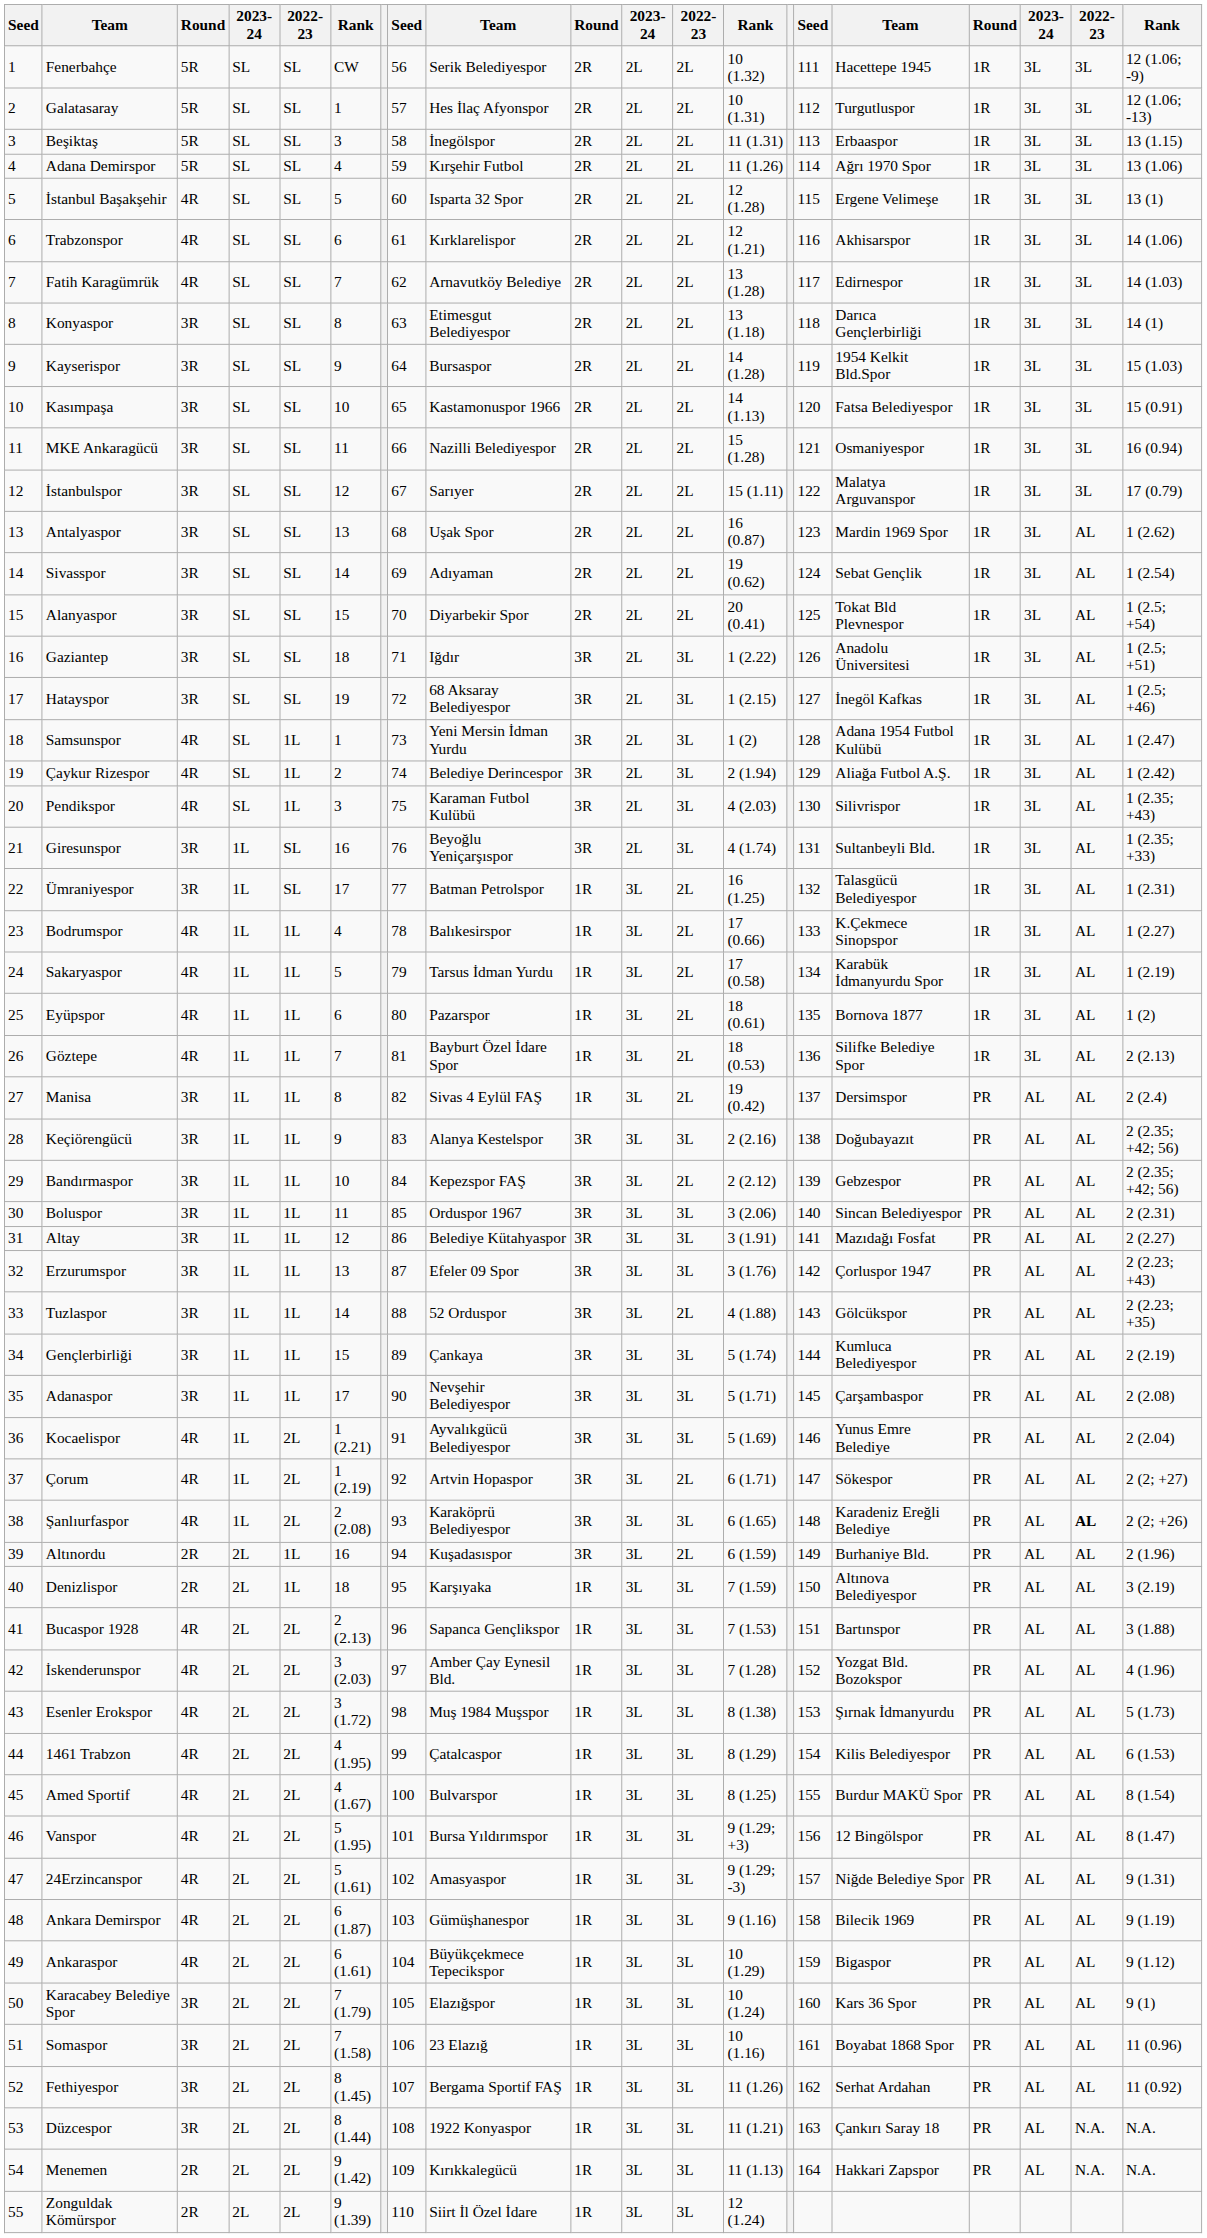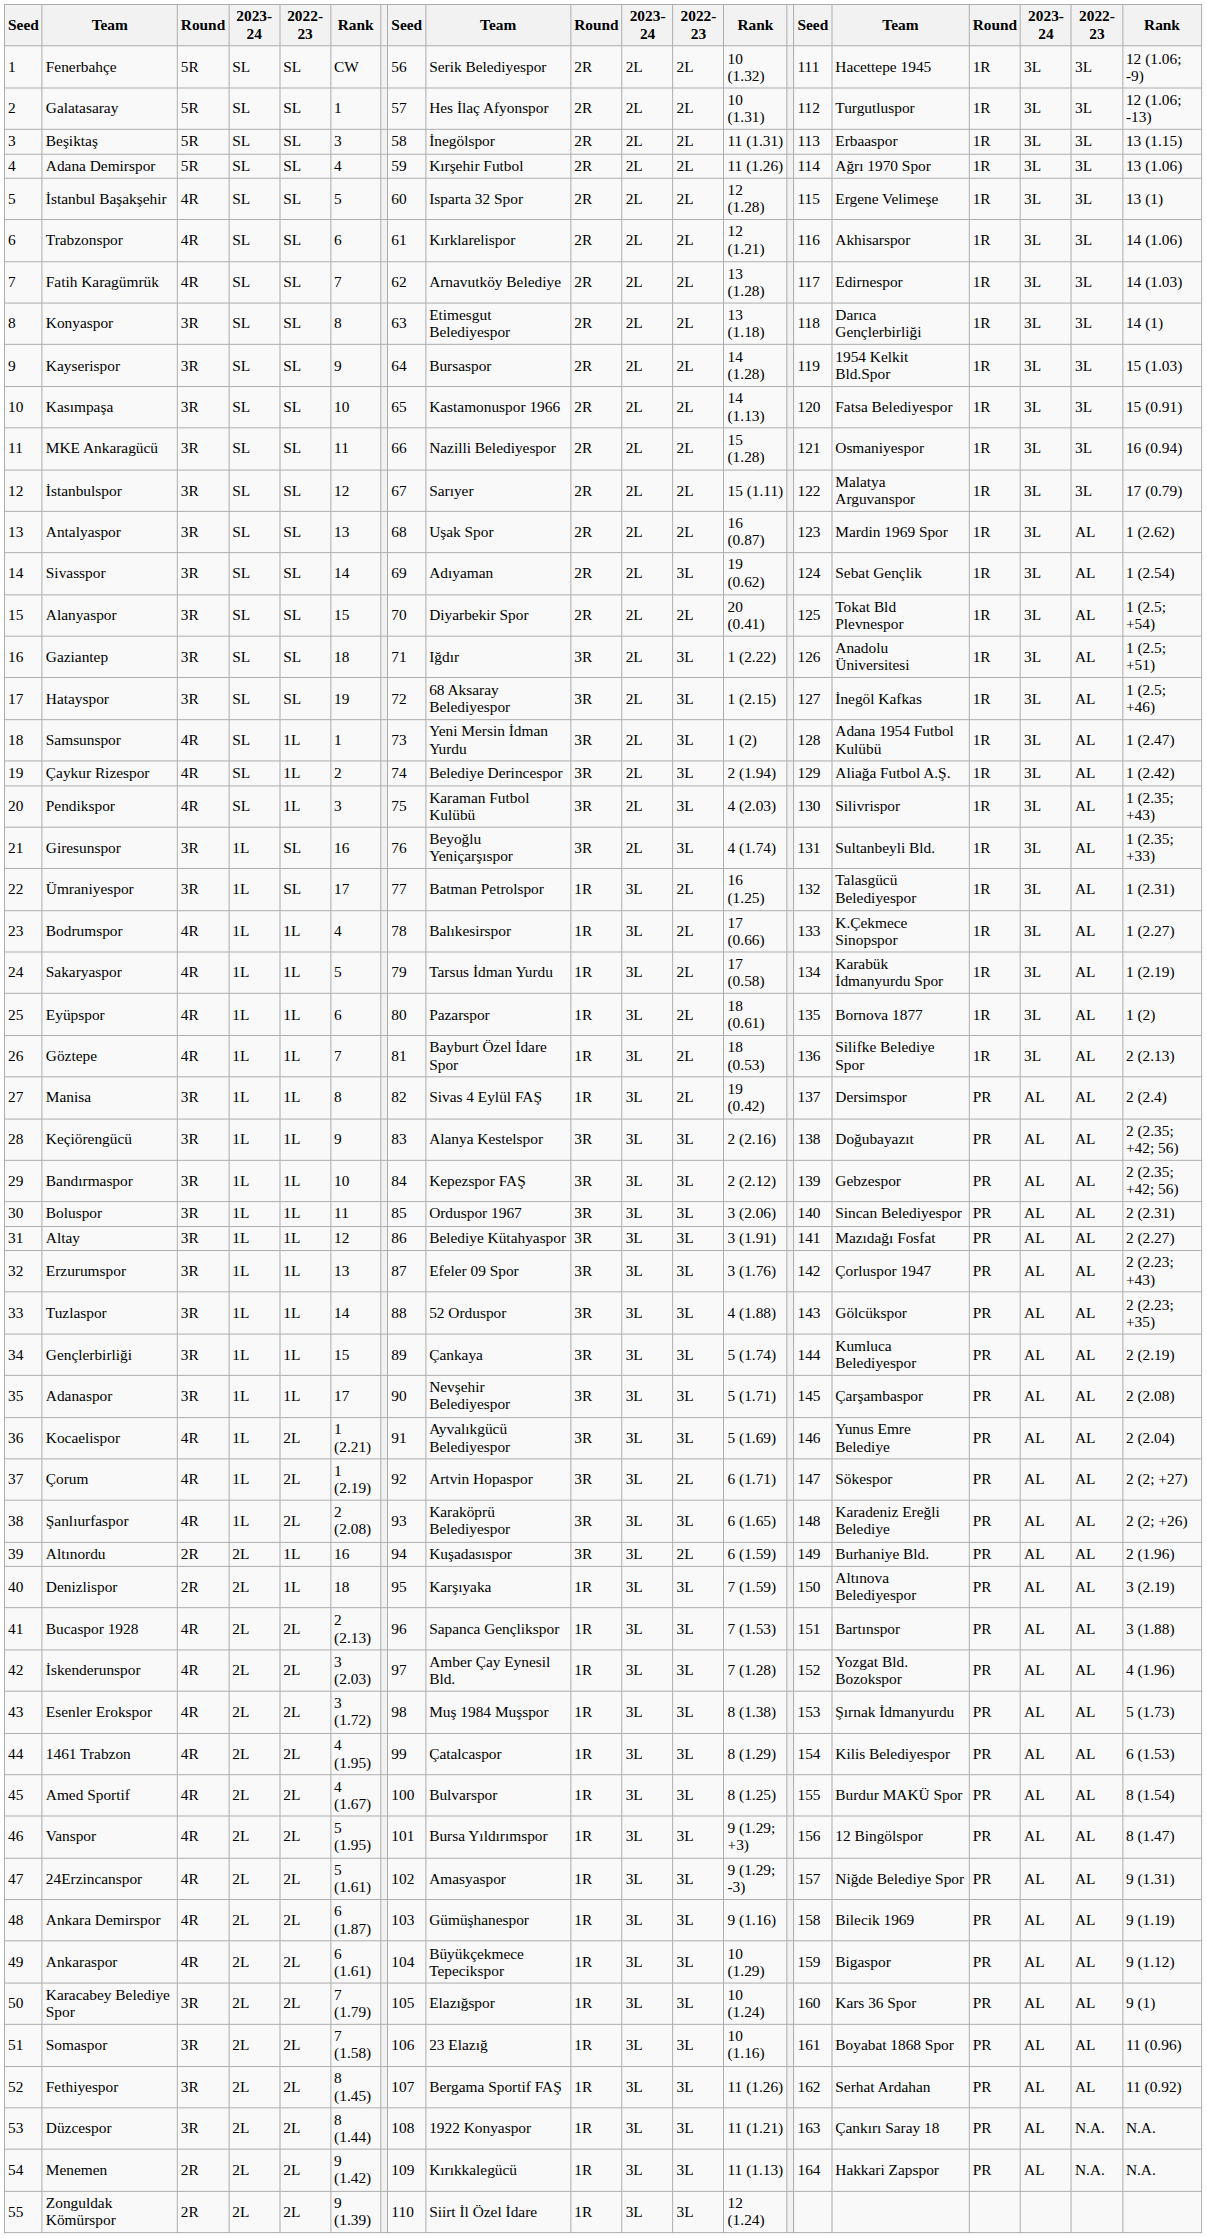(685, 573) 2L -> (685, 573) 3L
(685, 1181) 2L -> (685, 1181) 3L
(685, 1313) 2L -> (685, 1313) 3L
(1086, 1521) bold -> (1085, 1521) normal
